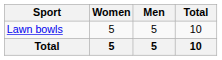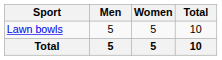columns swapped: (154, 13) <-> (111, 13)
